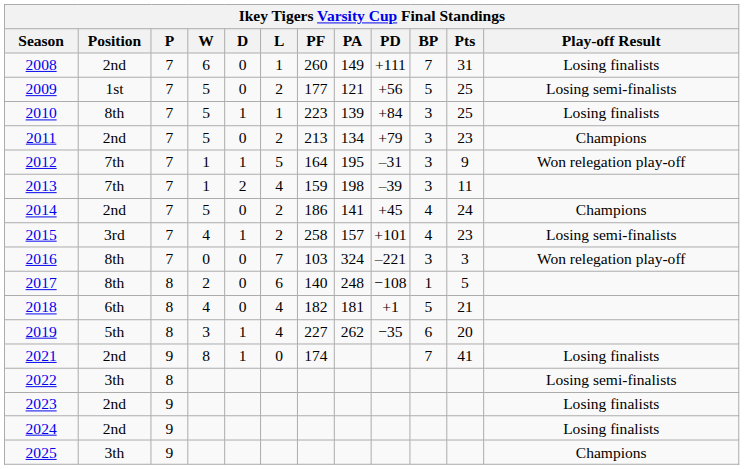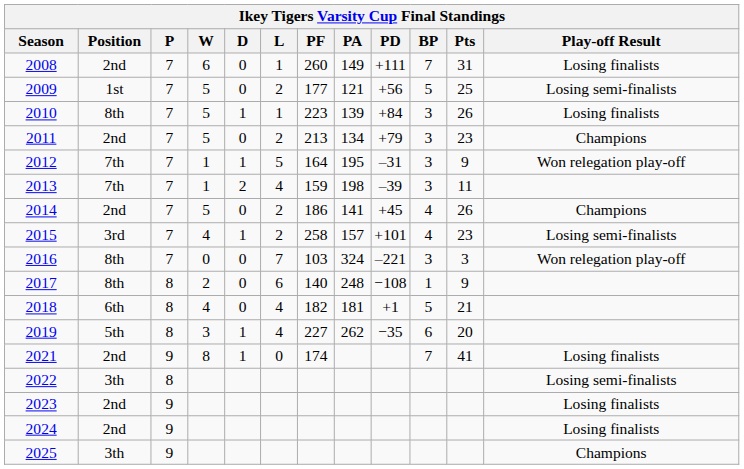(465, 113) 25 -> (465, 113) 26
(465, 210) 24 -> (465, 210) 26
(465, 283) 5 -> (465, 283) 9
